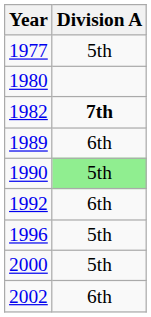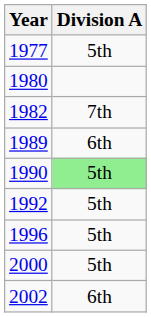(99, 111) bold -> (99, 111) normal
(99, 204) 6th -> (99, 204) 5th
